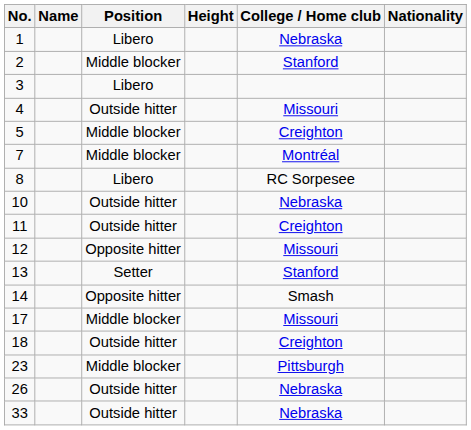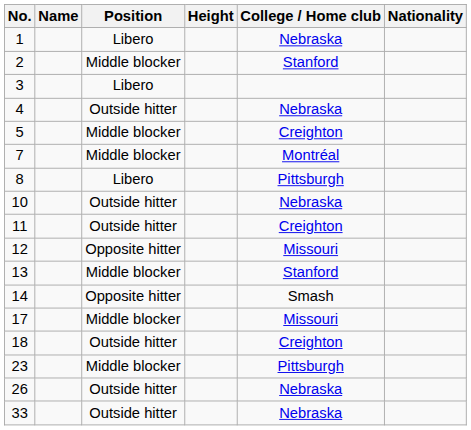(311, 109) Missouri -> (311, 109) Nebraska
(311, 179) RC Sorpesee -> (311, 179) Pittsburgh
(133, 272) Setter -> (133, 272) Middle blocker
